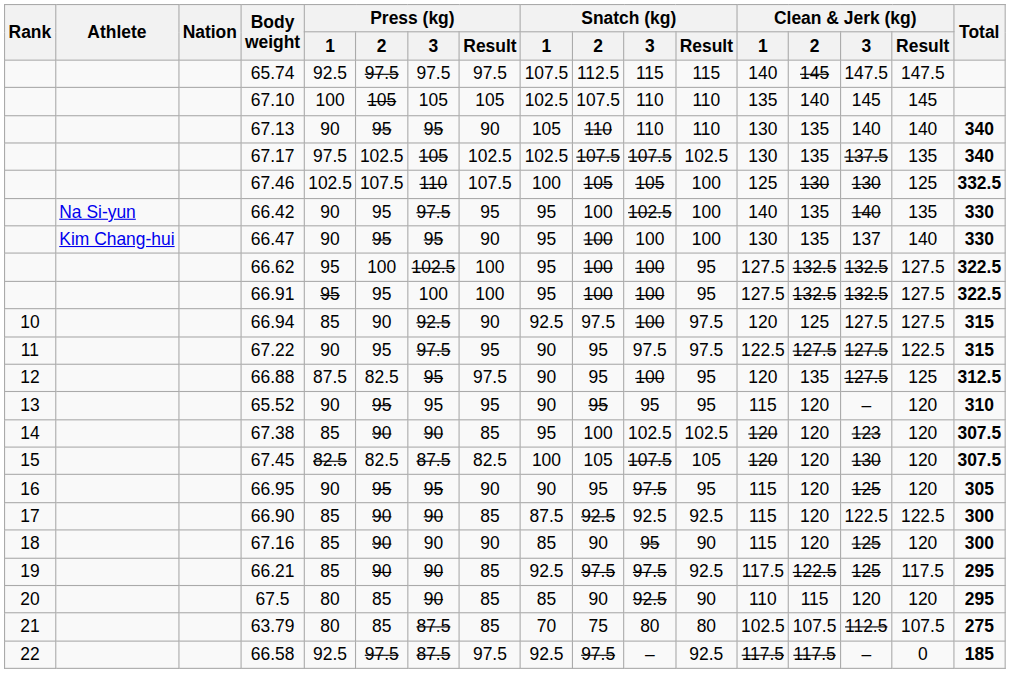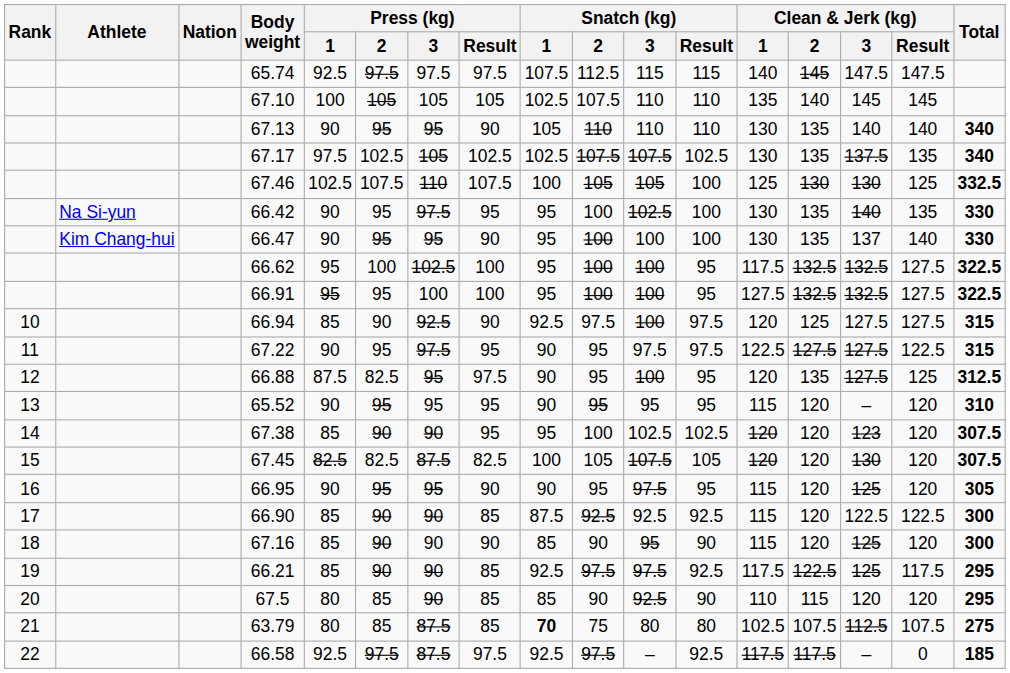(763, 211) 140 -> (763, 211) 130
(763, 267) 127.5 -> (763, 267) 117.5
(490, 433) 85 -> (490, 433) 95
(546, 626) normal -> (546, 626) bold
